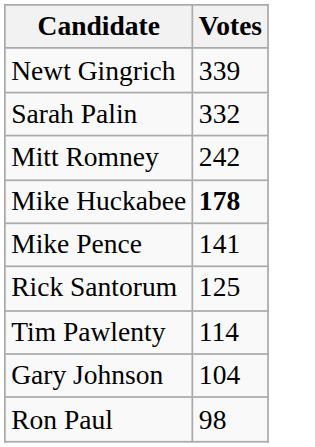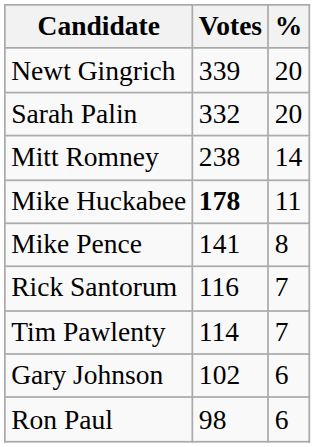+ column: (289, 26)
(220, 157) 242 -> (220, 157) 238
(220, 288) 125 -> (219, 288) 116
(220, 375) 104 -> (220, 375) 102
